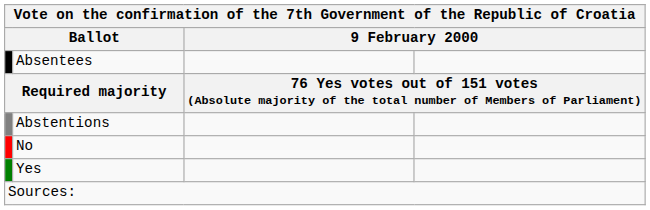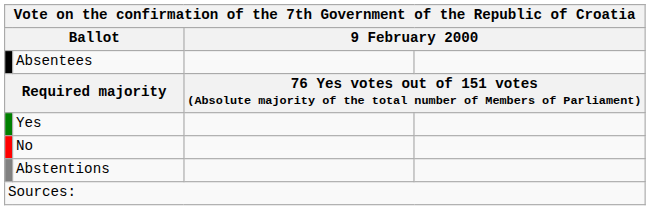rows swapped: (29, 170) <-> (63, 124)
